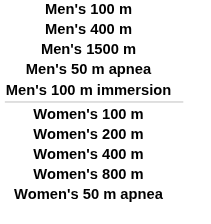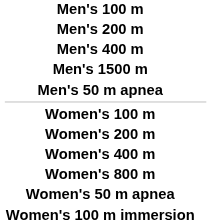+ row: (100, 29)
- row: (89, 90)
+ row: (100, 215)
